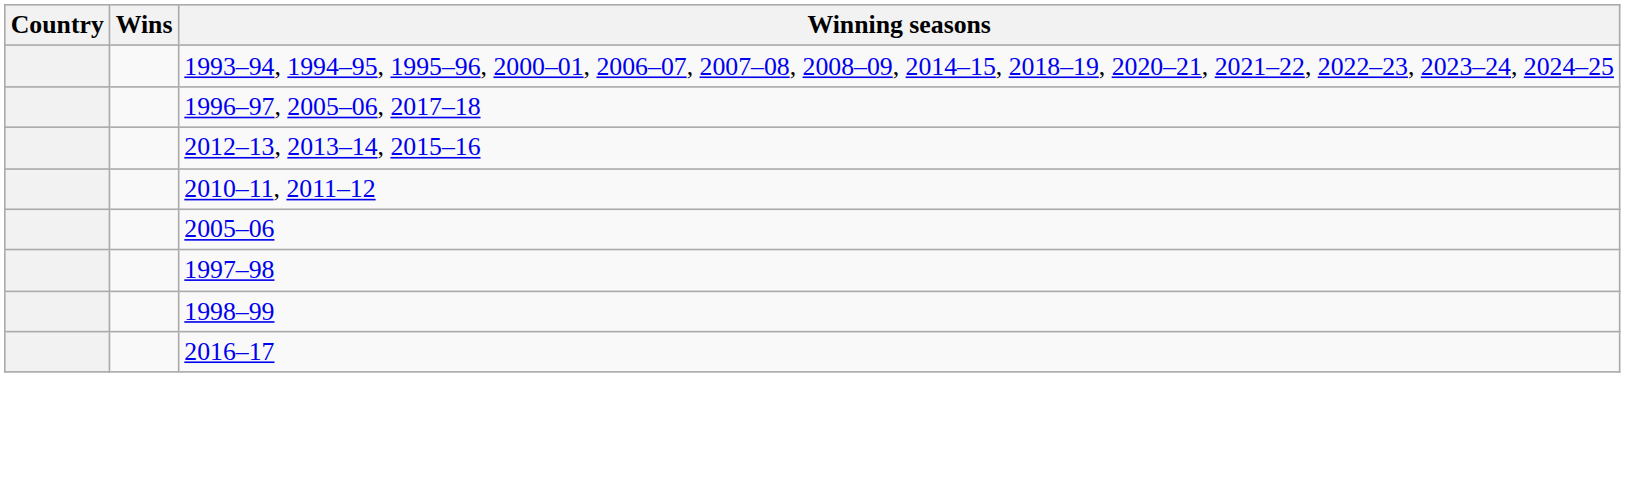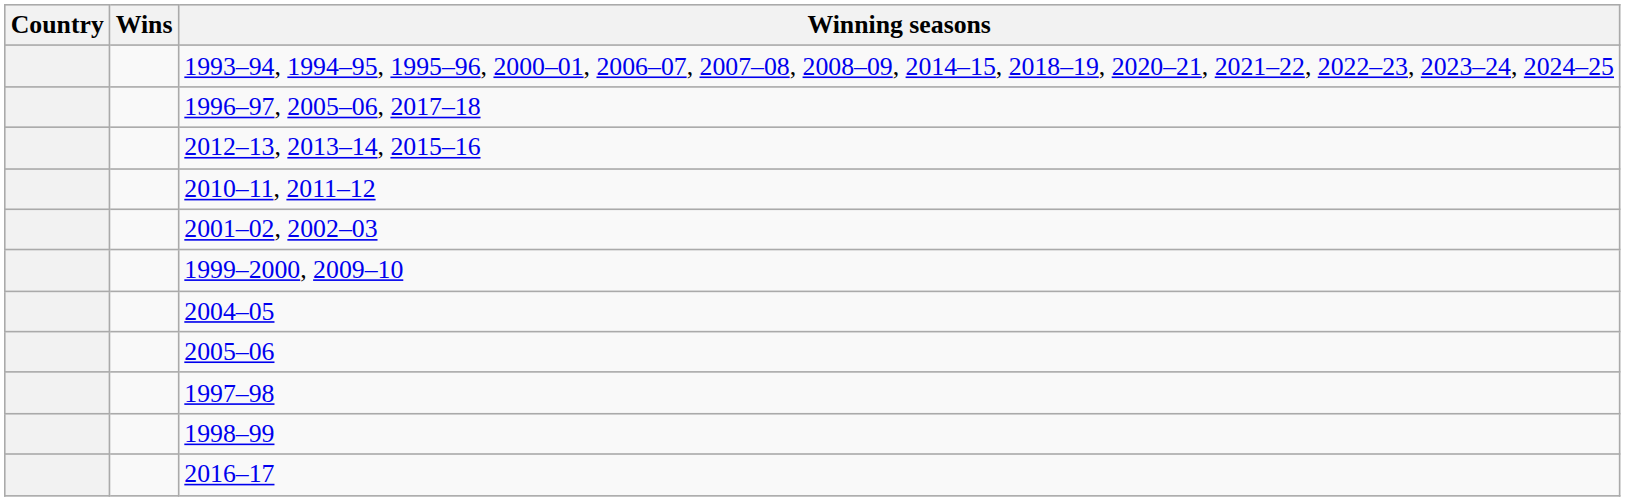+ row: (281, 229)
+ row: (294, 270)
+ row: (229, 310)
